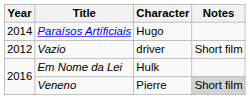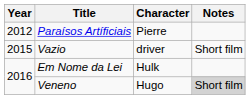(20, 31) 2014 -> (20, 31) 2012
(150, 31) Hugo -> (152, 31) Pierre
(20, 49) 2012 -> (20, 49) 2015
(152, 85) Pierre -> (150, 85) Hugo
